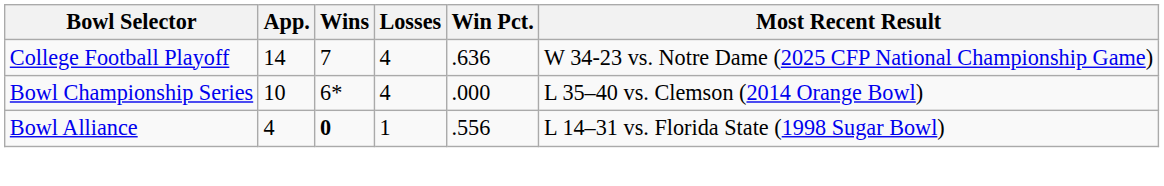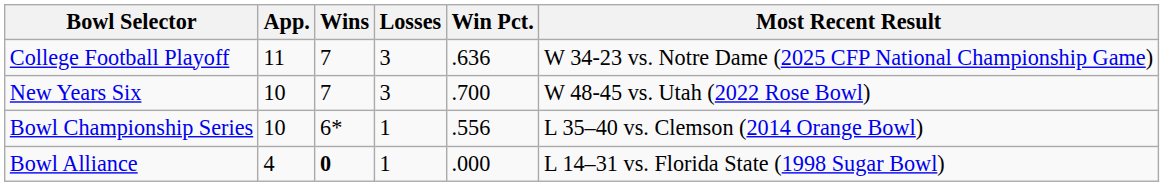(275, 57) 14 -> (274, 57) 11
(385, 57) 4 -> (385, 57) 3
+ row: (76, 92)
(385, 92) 4 -> (385, 127) 1
(471, 92) .000 -> (471, 127) .556
(471, 127) .556 -> (471, 163) .000
